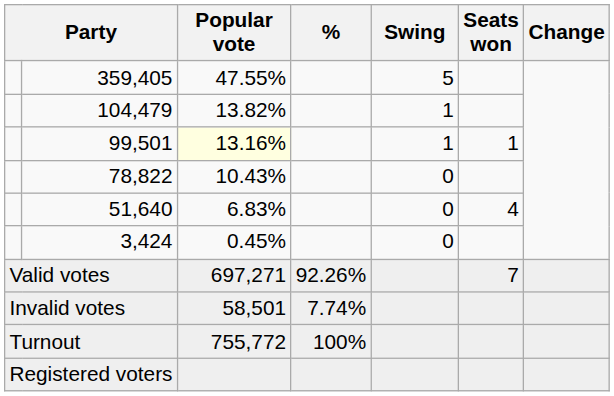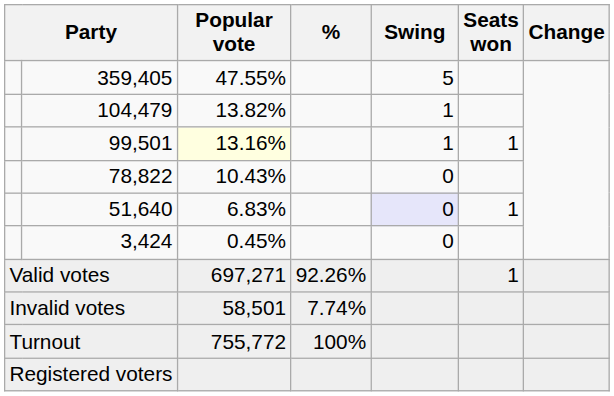(448, 209) no background -> (448, 209) lavender background
(513, 209) 4 -> (513, 209) 1
(513, 275) 7 -> (513, 275) 1
